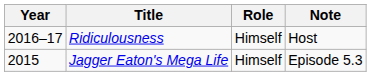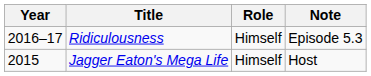(303, 37) Host -> (325, 37) Episode 5.3
(325, 60) Episode 5.3 -> (303, 60) Host
